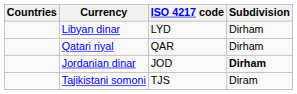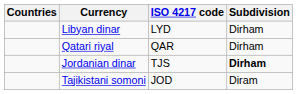(161, 64) JOD -> (160, 64) TJS
(160, 81) TJS -> (161, 81) JOD
